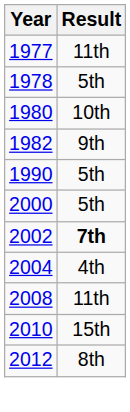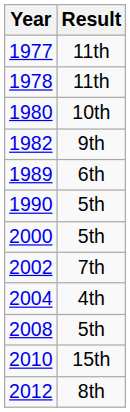(91, 81) 5th -> (91, 81) 11th
+ row: (31, 174)
(91, 236) bold -> (91, 267) normal
(91, 298) 11th -> (91, 329) 5th
